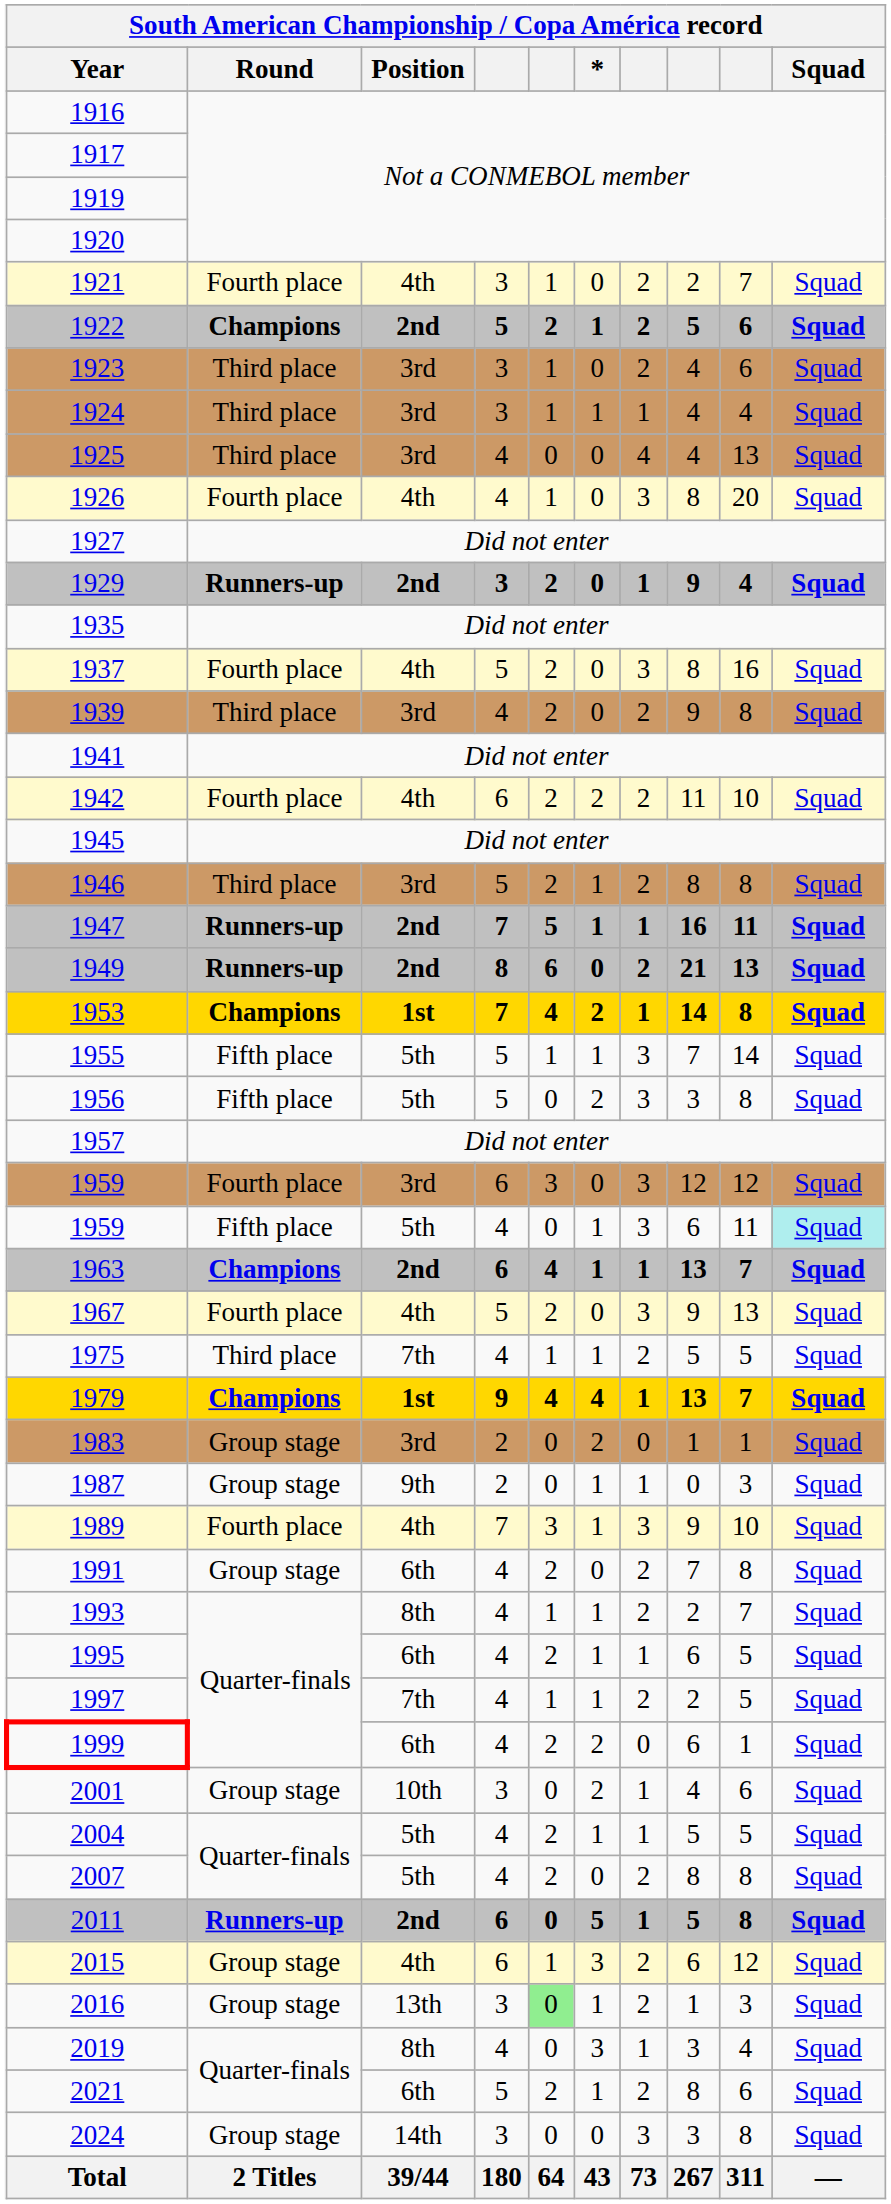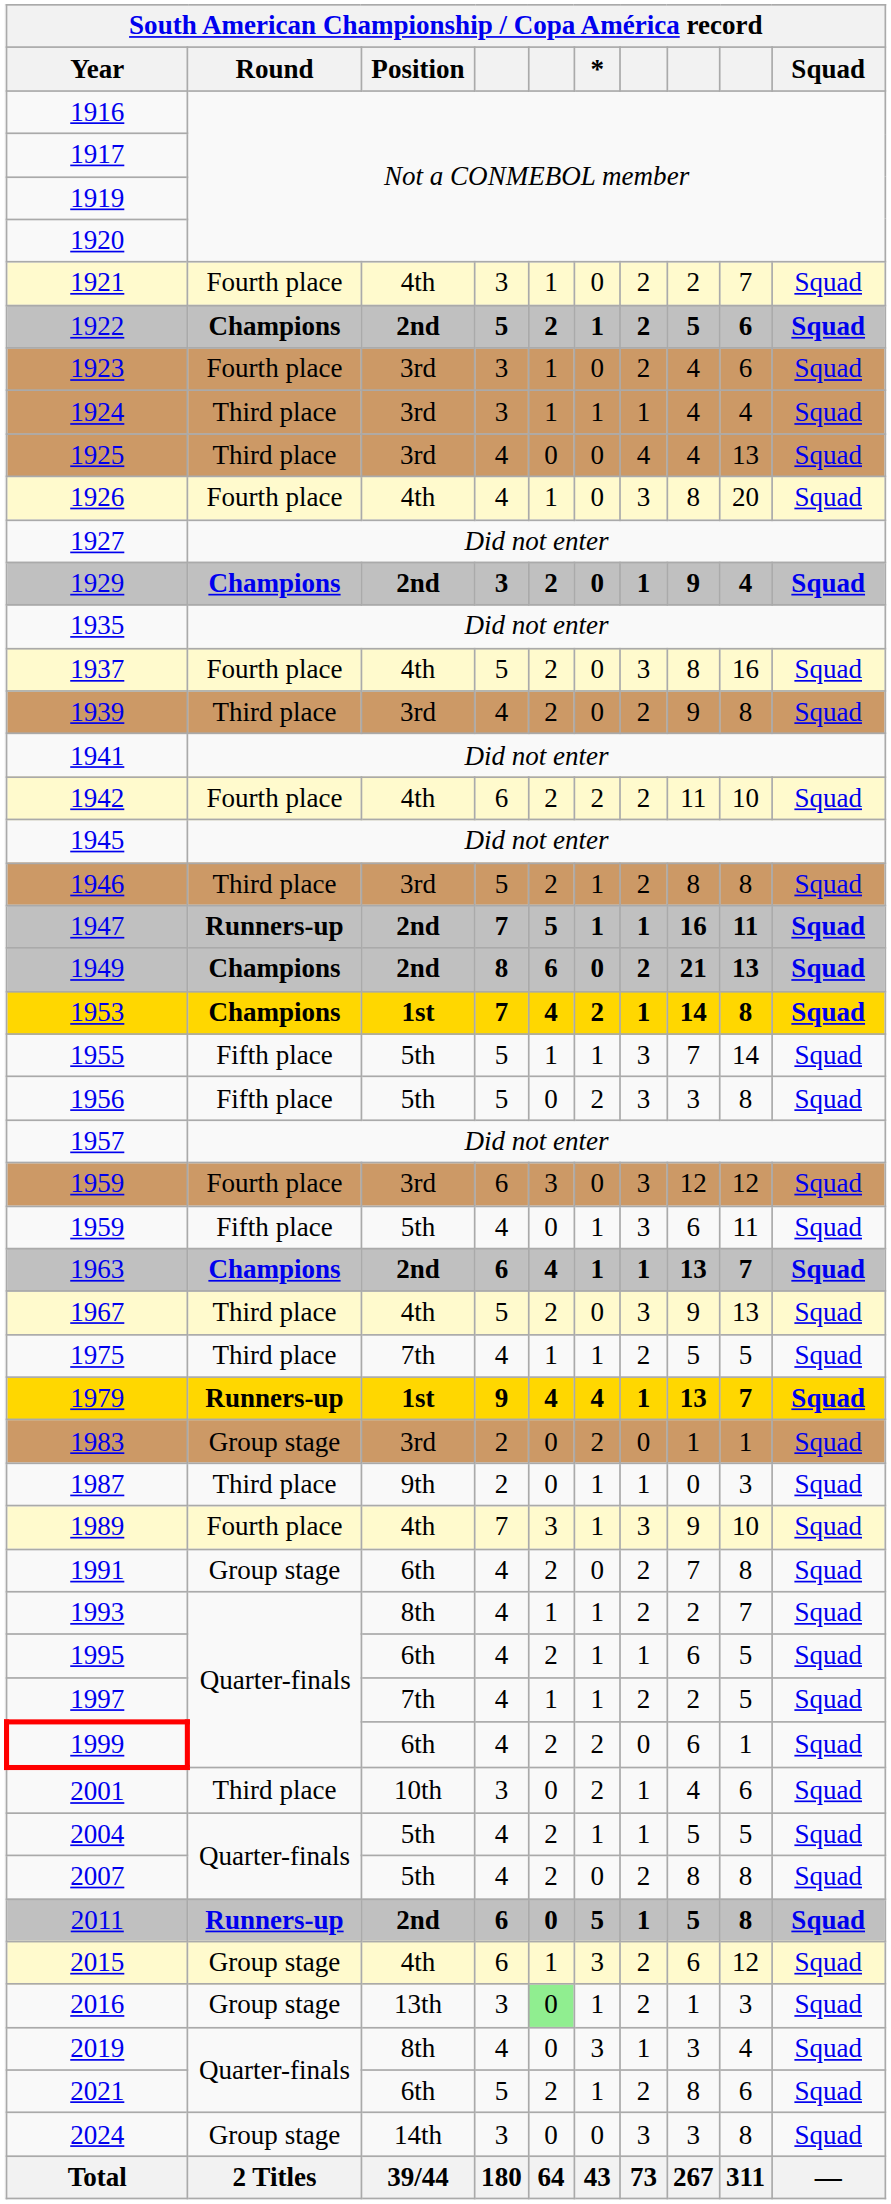(274, 369) Third place -> (274, 369) Fourth place
(275, 583) Runners-up -> (275, 583) Champions
(275, 969) Runners-up -> (275, 969) Champions
(828, 1226) paleturquoise background -> (828, 1226) no background
(274, 1312) Fourth place -> (274, 1312) Third place
(275, 1398) Champions -> (275, 1398) Runners-up
(274, 1483) Group stage -> (274, 1483) Third place
(274, 1790) Group stage -> (274, 1790) Third place
